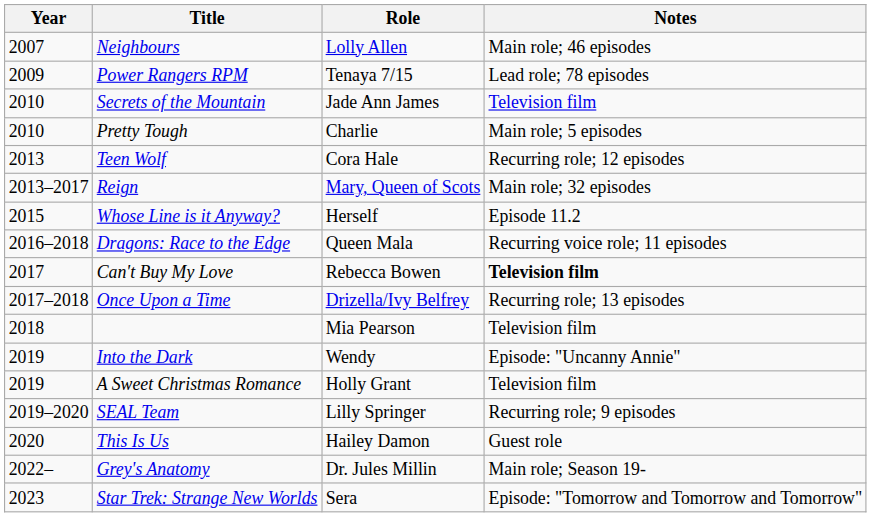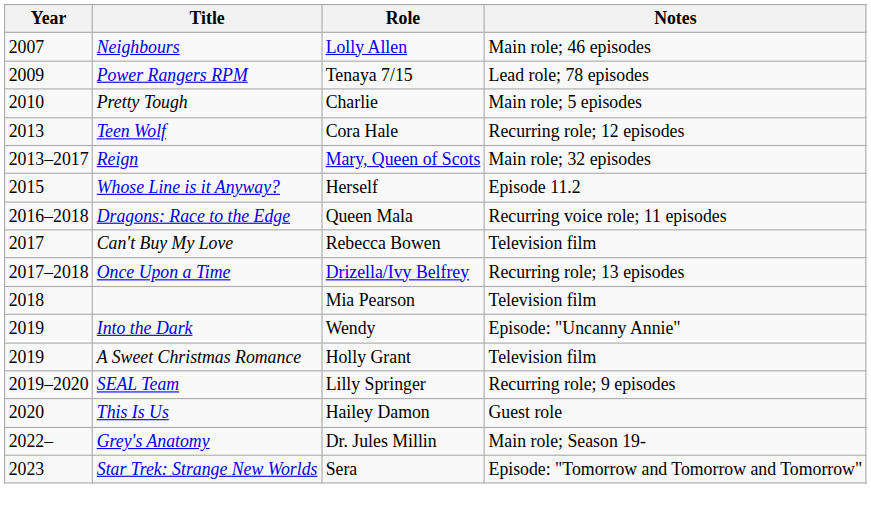- row: (181, 103)
(544, 272) bold -> (542, 243) normal
